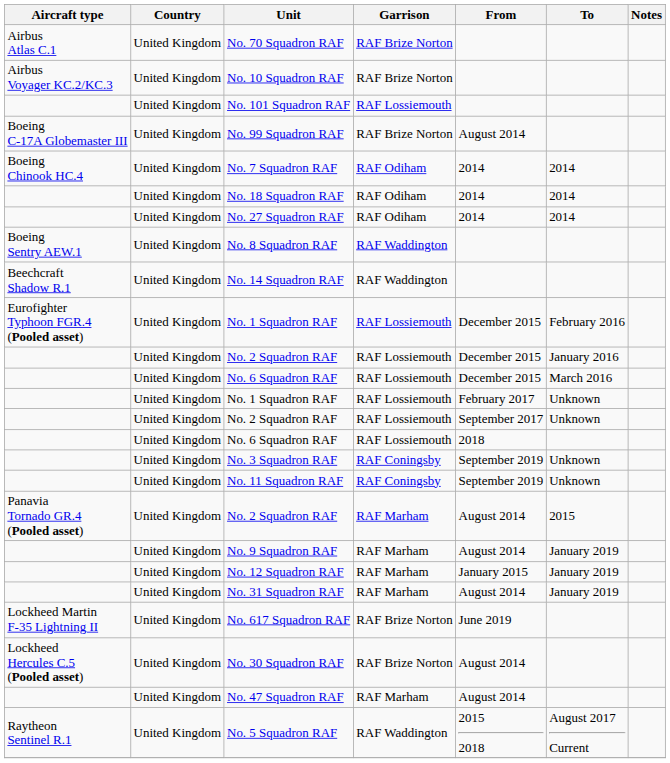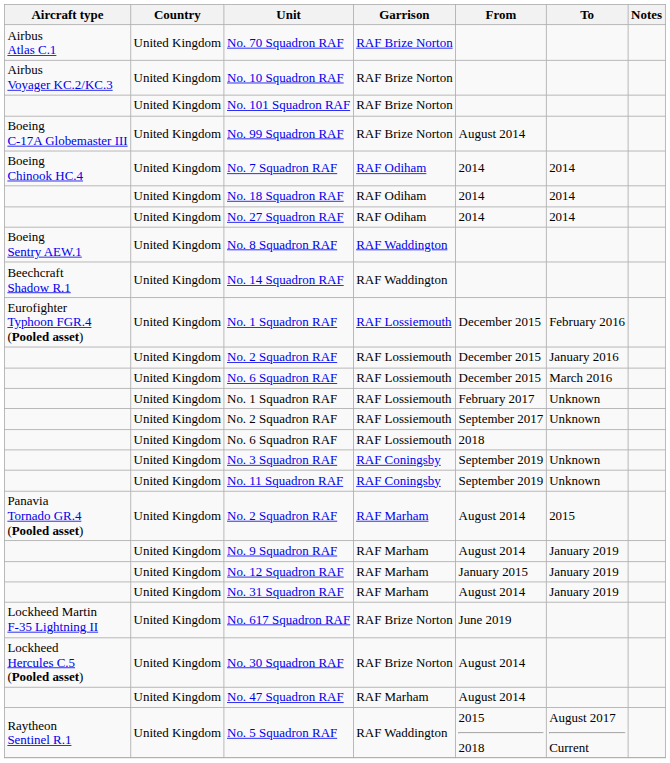(404, 105) RAF Lossiemouth -> (404, 105) RAF Brize Norton
